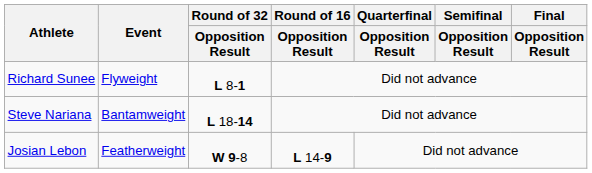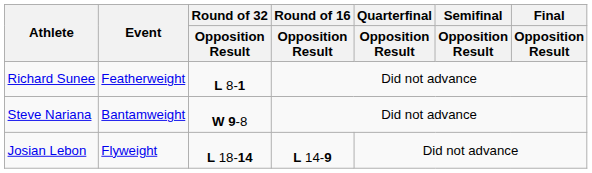(129, 79) Flyweight -> (143, 79) Featherweight
(230, 122) L 18-14 -> (230, 122) W 9-8
(143, 151) Featherweight -> (129, 151) Flyweight
(230, 158) W 9-8 -> (230, 158) L 18-14
